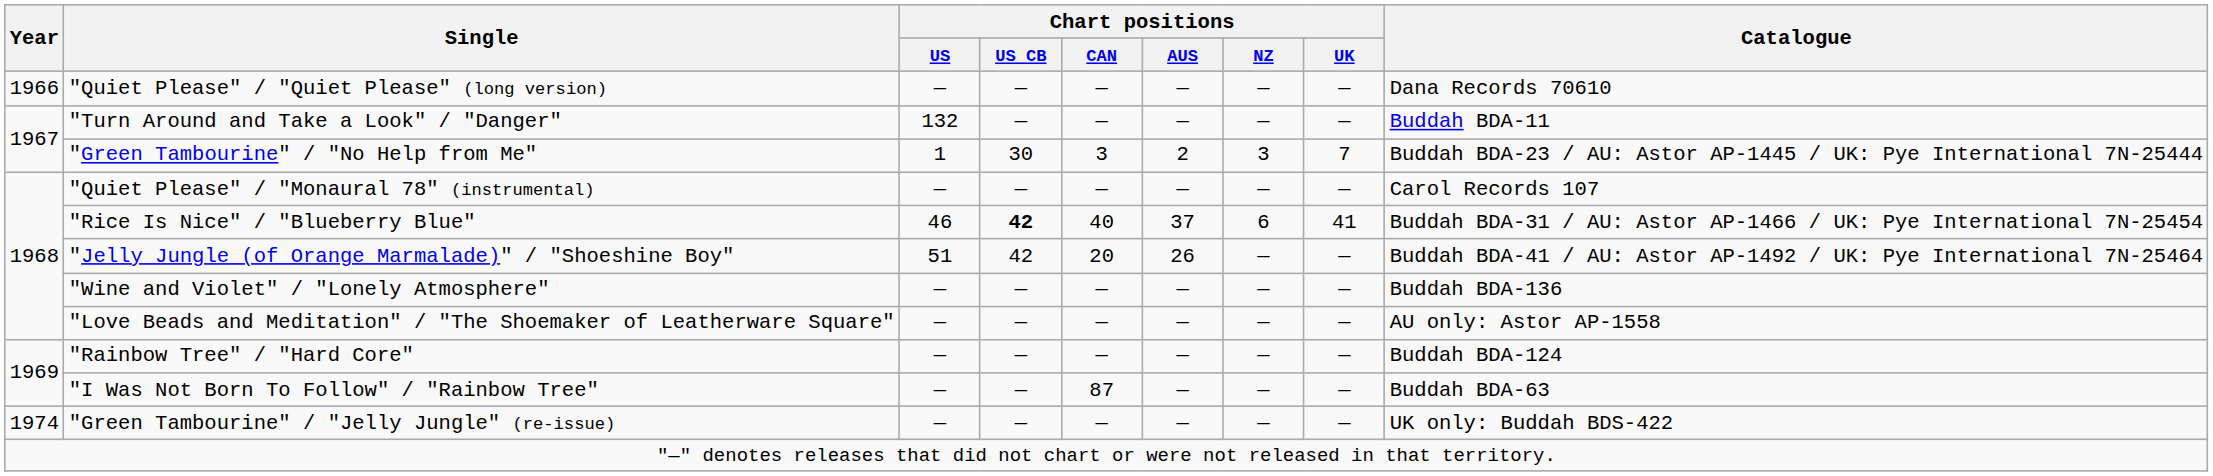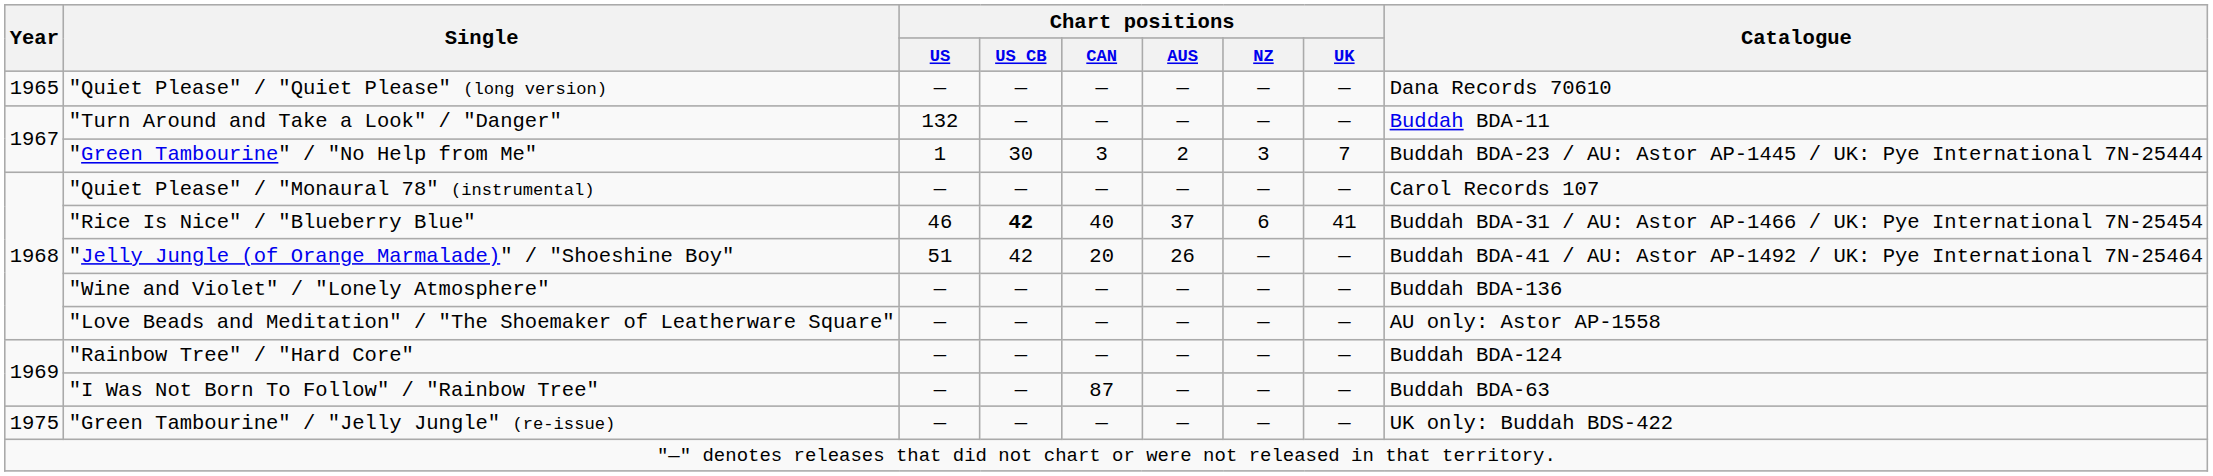(34, 88) 1966 -> (34, 88) 1965
(34, 423) 1974 -> (34, 423) 1975
